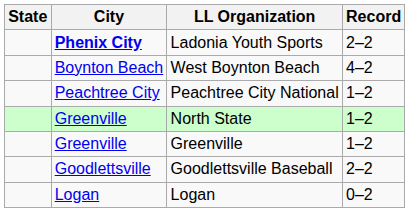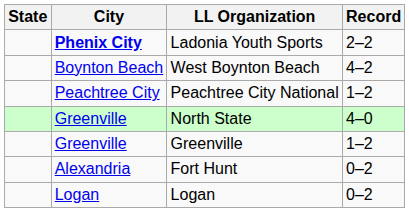(359, 118) 1–2 -> (359, 118) 4–0
- row: (252, 169)
+ row: (204, 169)
